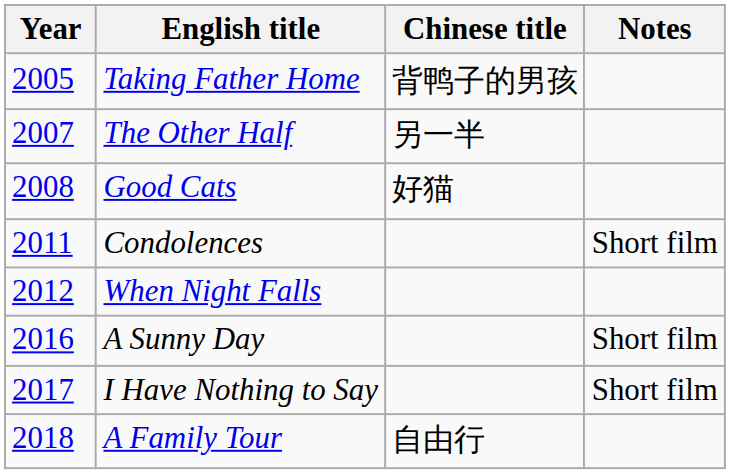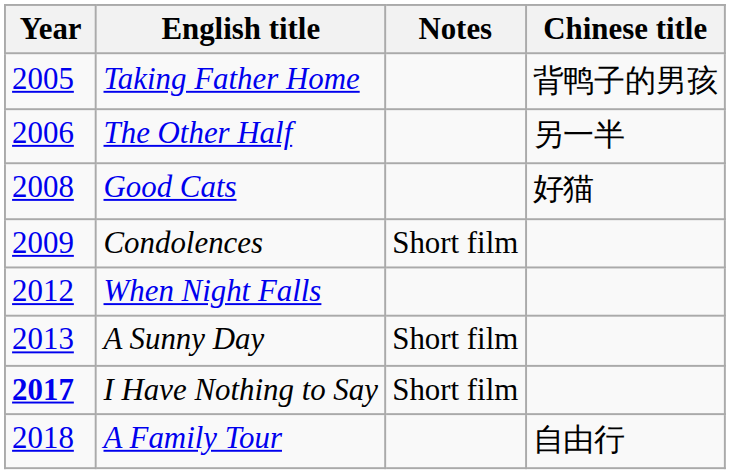columns swapped: (485, 28) <-> (655, 28)
(43, 132) 2007 -> (43, 132) 2006
(42, 242) 2011 -> (43, 242) 2009
(43, 340) 2016 -> (43, 340) 2013
(43, 389) normal -> (43, 389) bold
